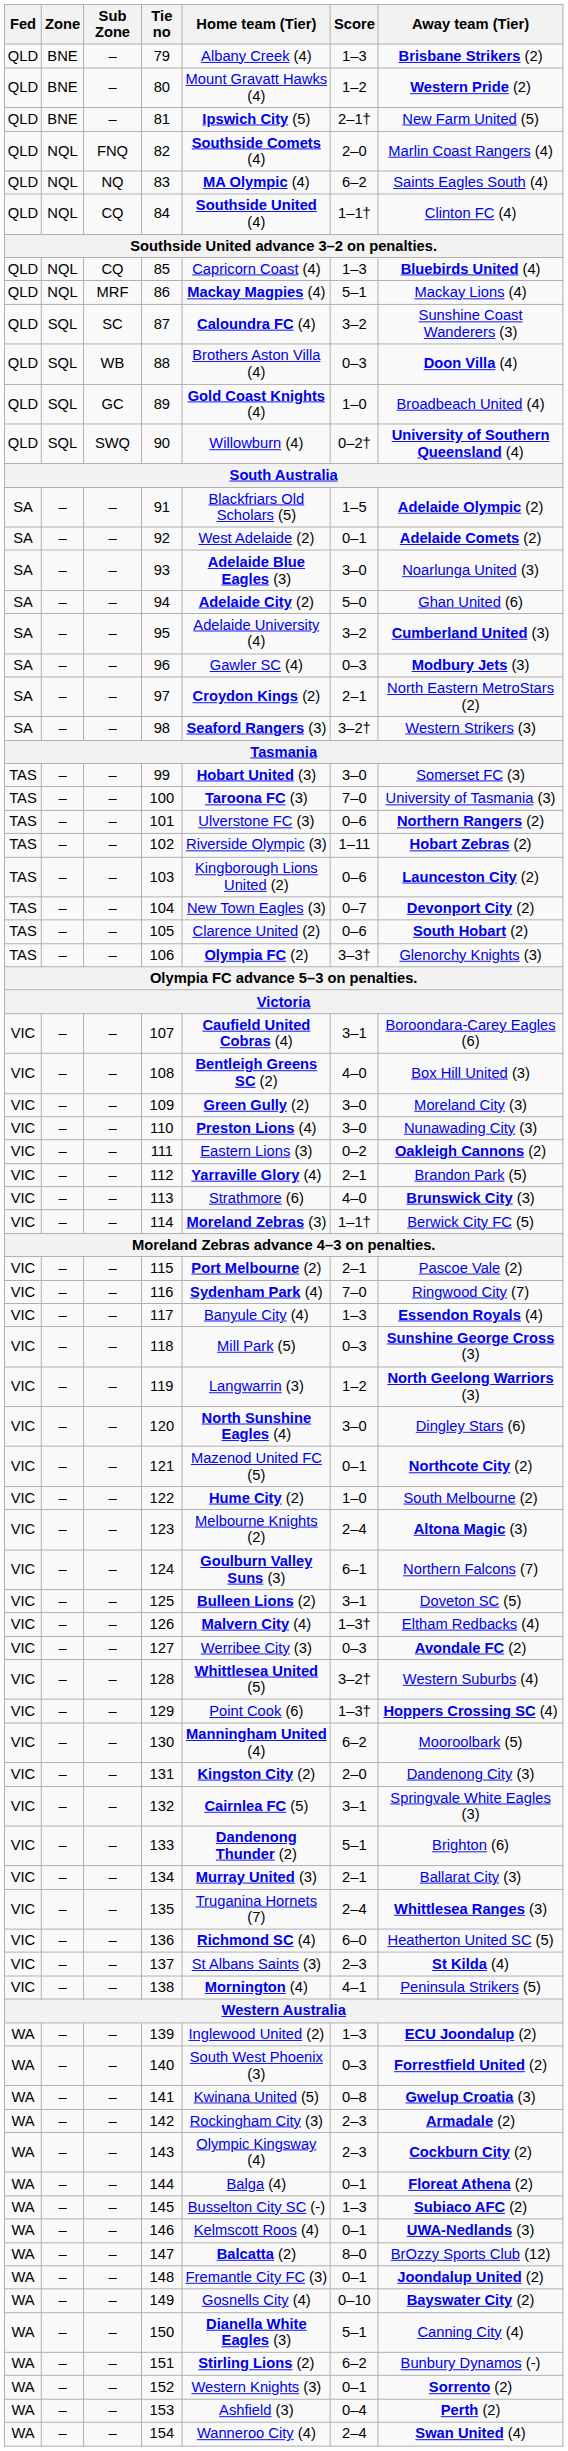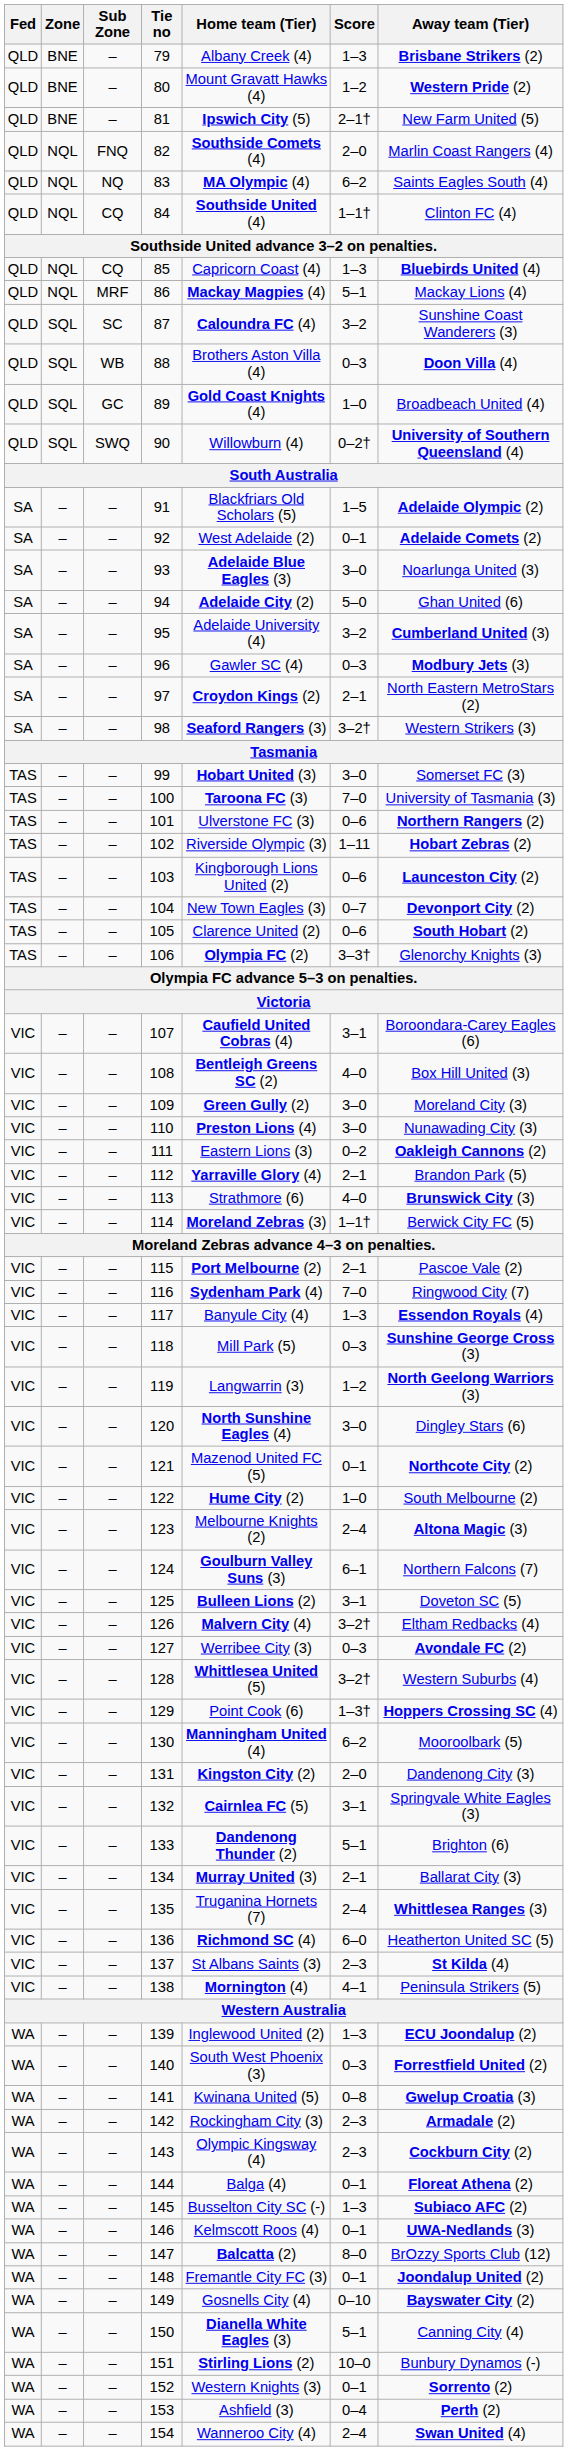(354, 1624) 1–3† -> (354, 1624) 3–2†
(354, 2364) 6–2 -> (354, 2364) 10–0
